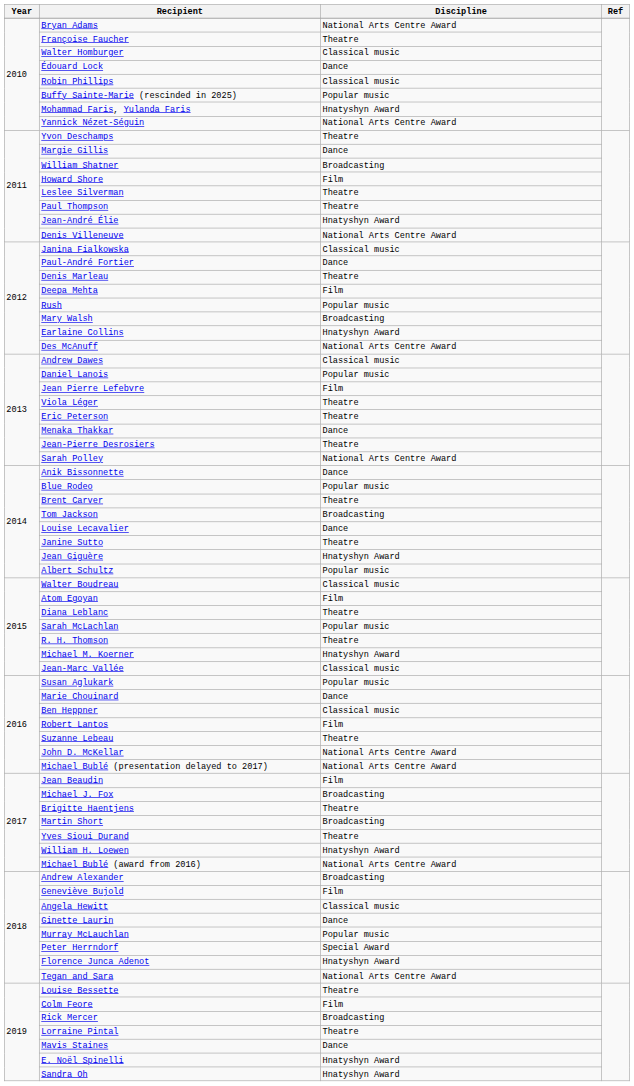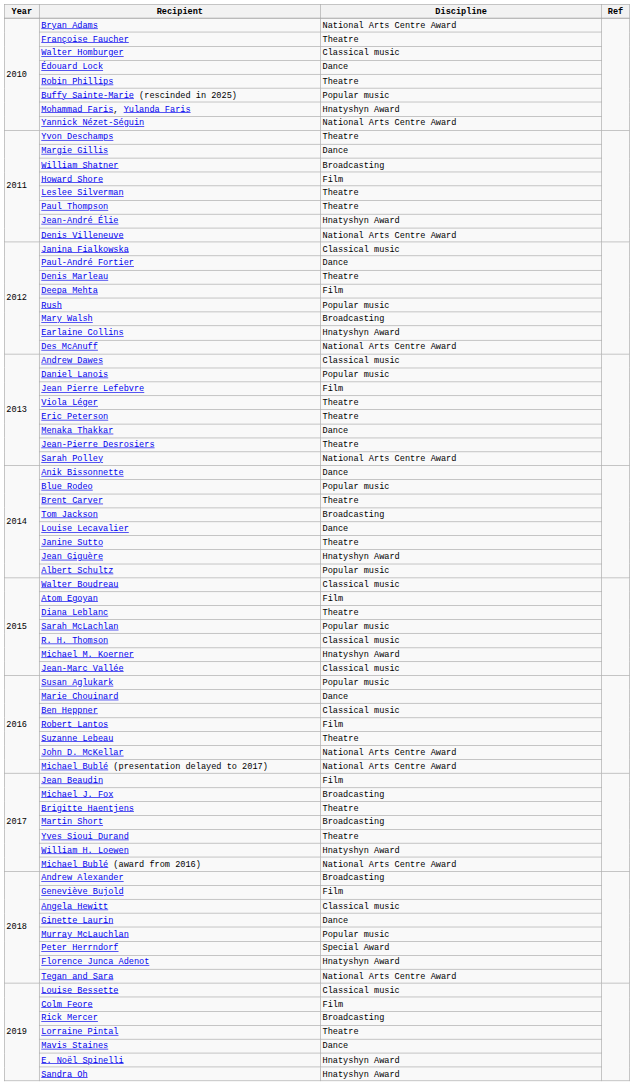(361, 81) Classical music -> (341, 81) Theatre
(341, 641) Theatre -> (361, 641) Classical music
(341, 990) Theatre -> (361, 990) Classical music
